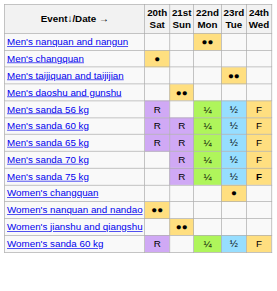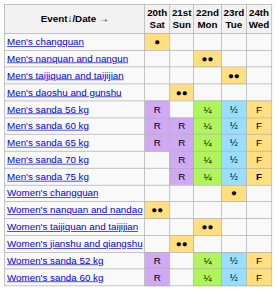rows swapped: (46, 59) <-> (68, 42)
+ row: (73, 227)
+ row: (55, 261)
